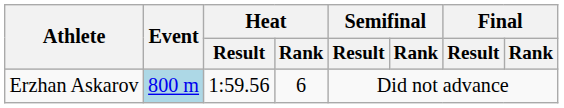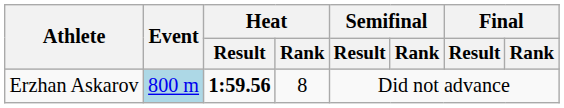(239, 86) normal -> (240, 86) bold
(301, 86) 6 -> (302, 86) 8
